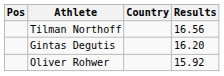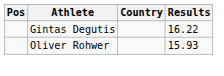- row: (76, 29)
(189, 46) 16.20 -> (183, 29) 16.22
(189, 62) 15.92 -> (183, 46) 15.93
